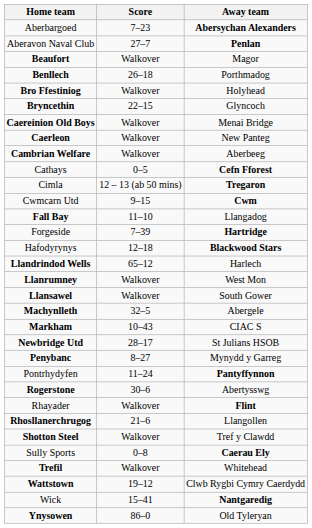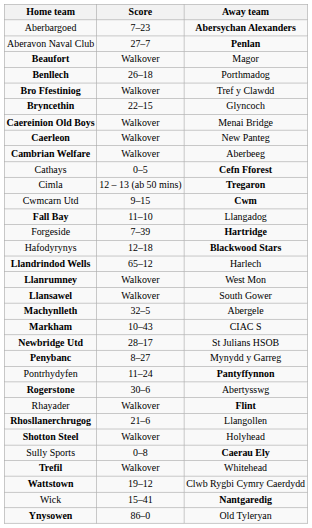(246, 91) Holyhead -> (246, 91) Tref y Clawdd
(246, 437) Tref y Clawdd -> (246, 437) Holyhead
